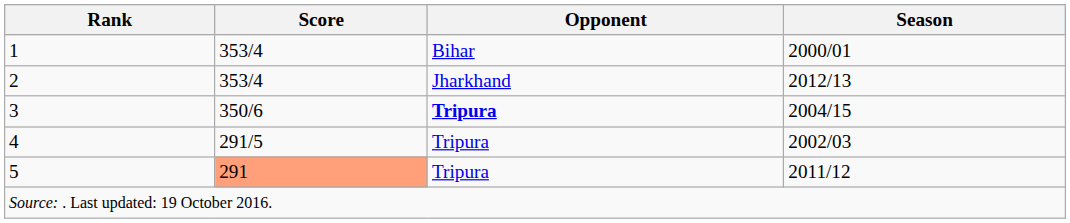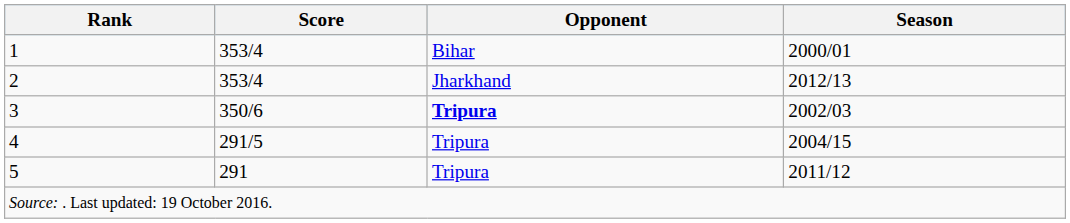(820, 111) 2004/15 -> (820, 111) 2002/03
(820, 141) 2002/03 -> (820, 141) 2004/15
(234, 171) lightsalmon background -> (234, 171) no background
